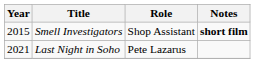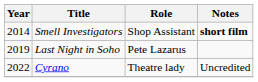(18, 31) 2015 -> (18, 31) 2014
(18, 49) 2021 -> (18, 49) 2019
+ row: (52, 67)
